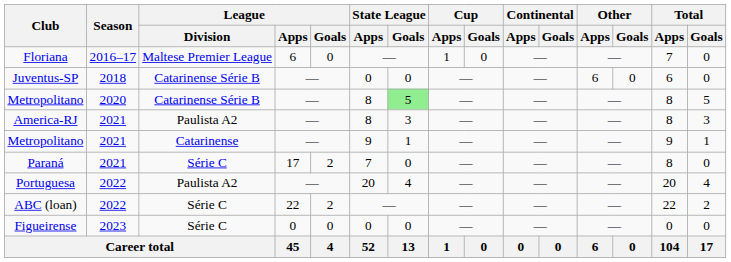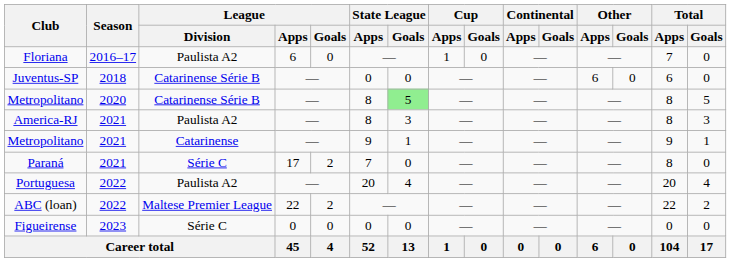(207, 57) Maltese Premier League -> (207, 57) Paulista A2
(207, 204) Série C -> (207, 204) Maltese Premier League
